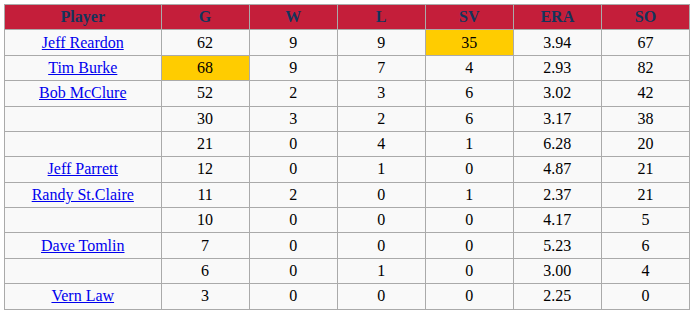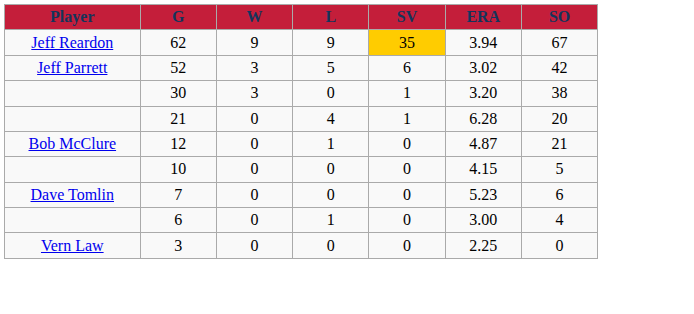- row: (205, 67)
(83, 93) Bob McClure -> (72, 67) Jeff Parrett
(293, 93) 2 -> (254, 67) 3
(381, 93) 3 -> (331, 67) 5
(381, 118) 2 -> (331, 93) 0
(469, 118) 6 -> (407, 93) 1
(557, 118) 3.17 -> (483, 93) 3.20
(83, 169) Jeff Parrett -> (72, 144) Bob McClure
- row: (205, 194)
(557, 220) 4.17 -> (483, 169) 4.15
